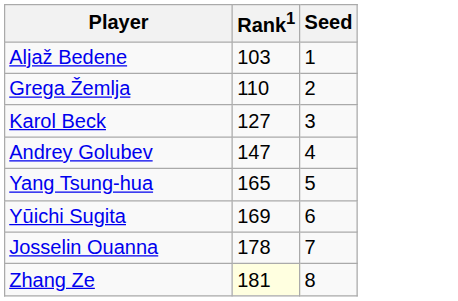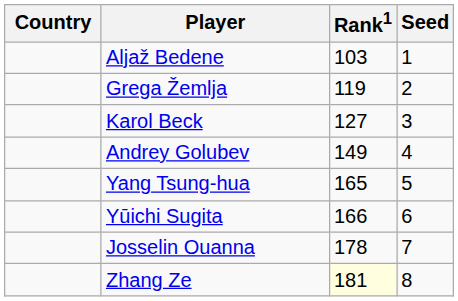+ column: (53, 23)
(253, 89) 110 -> (350, 89) 119
(254, 152) 147 -> (351, 152) 149
(254, 216) 169 -> (351, 216) 166
